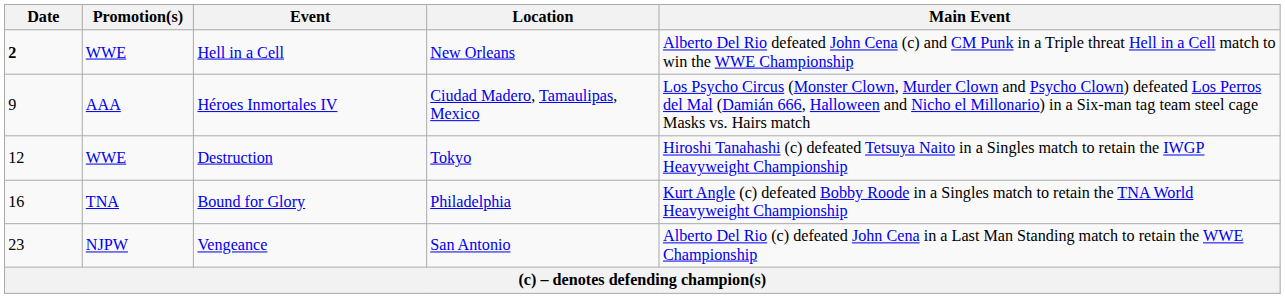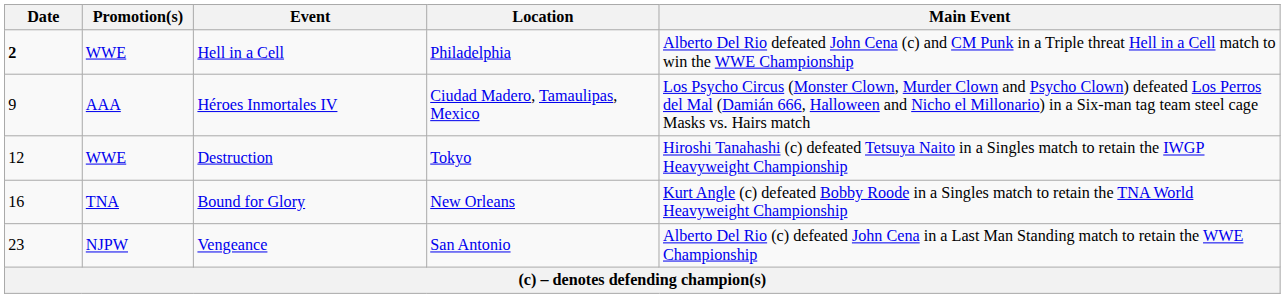(473, 52) New Orleans -> (471, 52) Philadelphia
(471, 201) Philadelphia -> (473, 201) New Orleans
